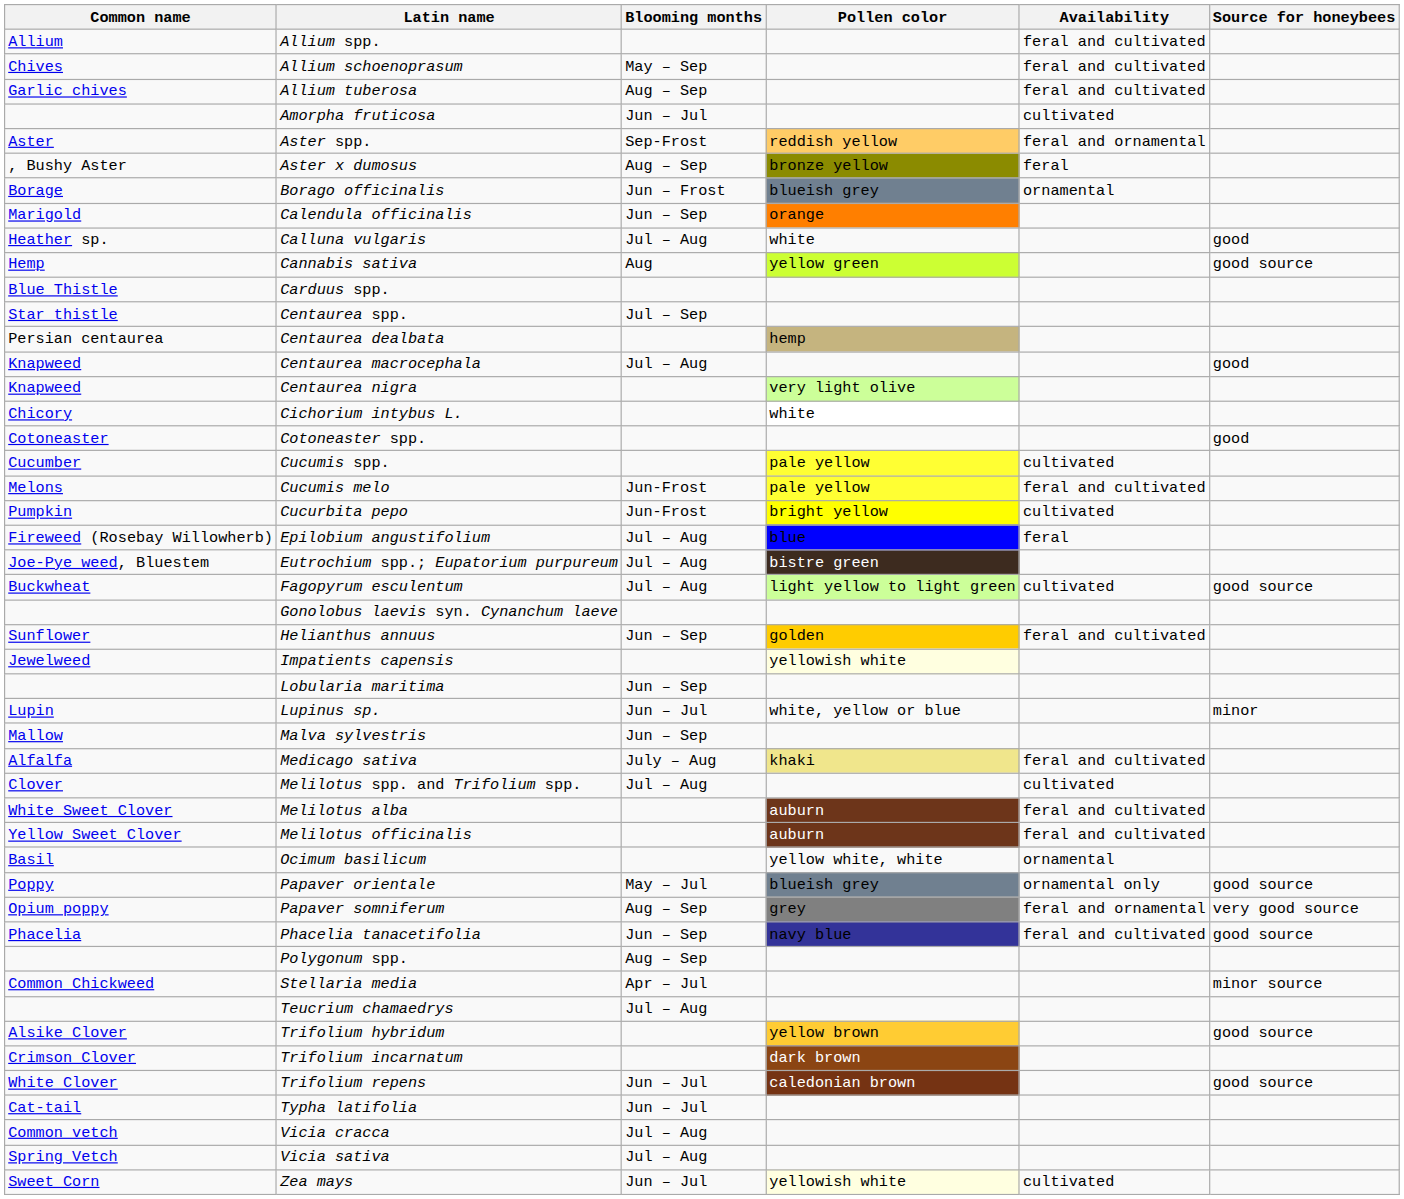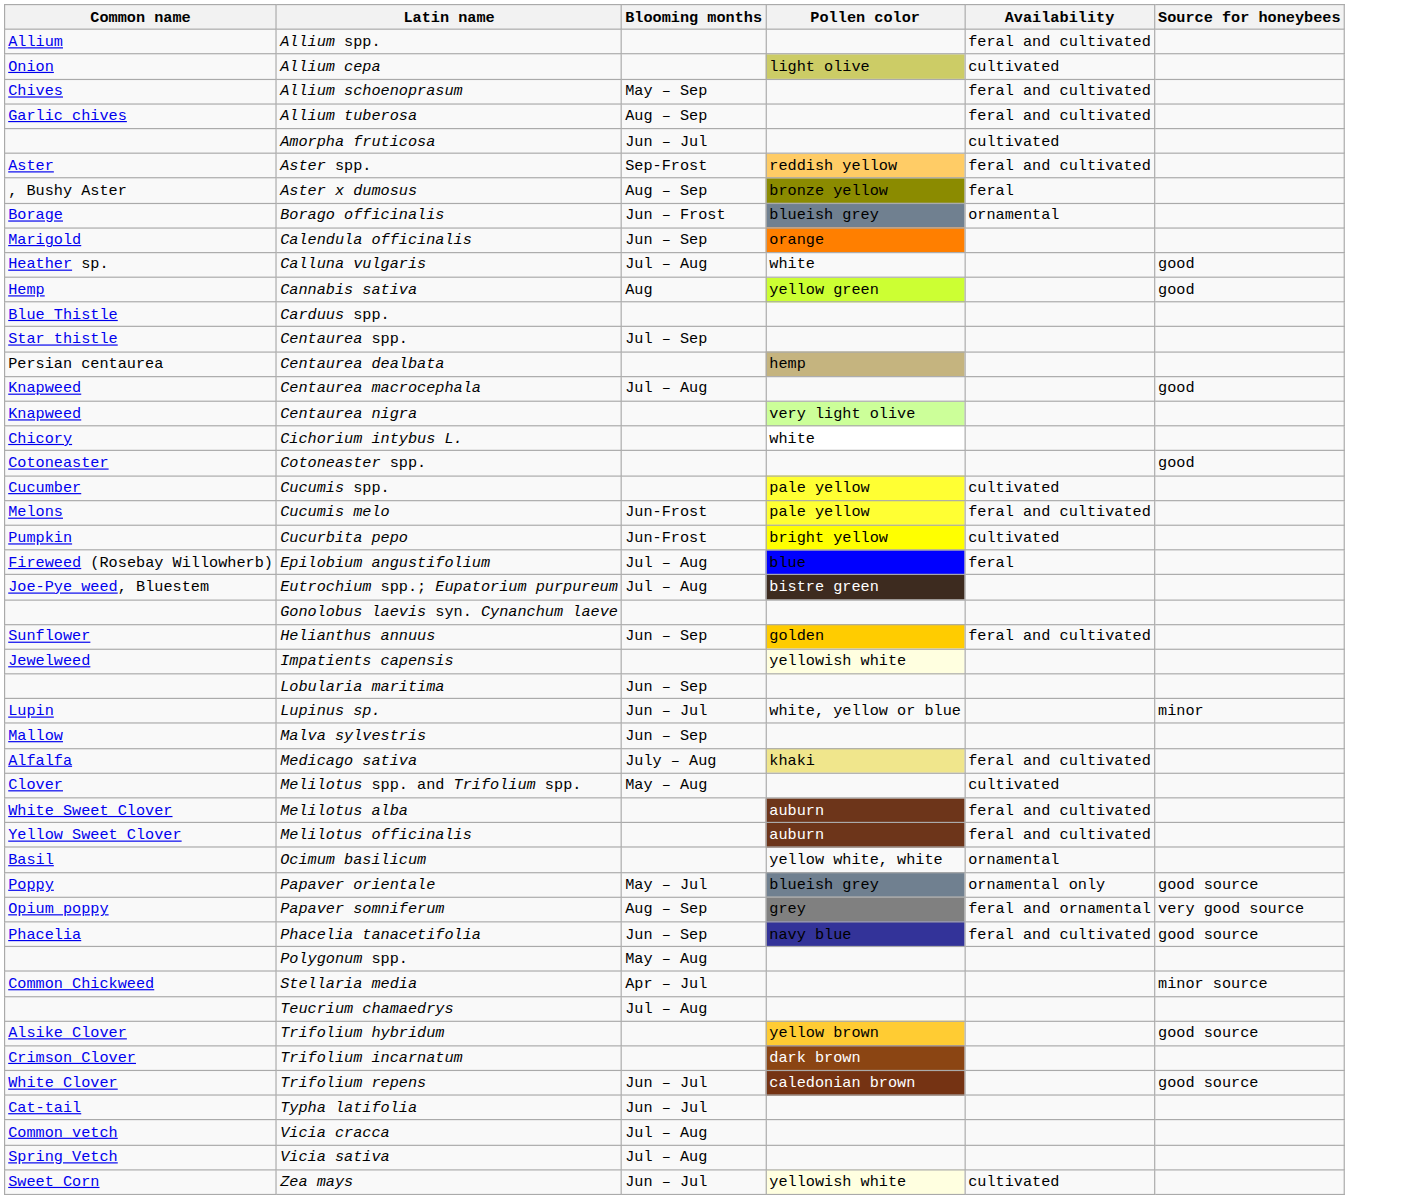+ row: (330, 67)
(1114, 141) feral and ornamental -> (1060, 166) feral and cultivated
(1263, 265) good source -> (1176, 290) good
- row: (371, 587)
(666, 785) Jul – Aug -> (666, 785) May – Aug
(666, 959) Aug – Sep -> (666, 959) May – Aug
